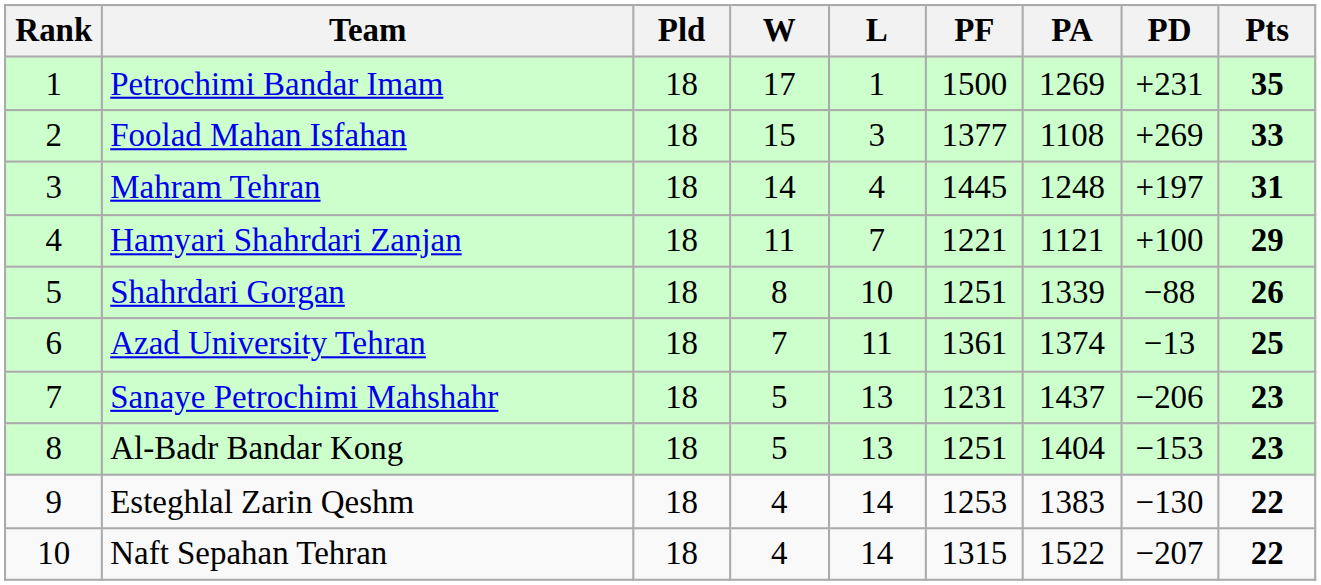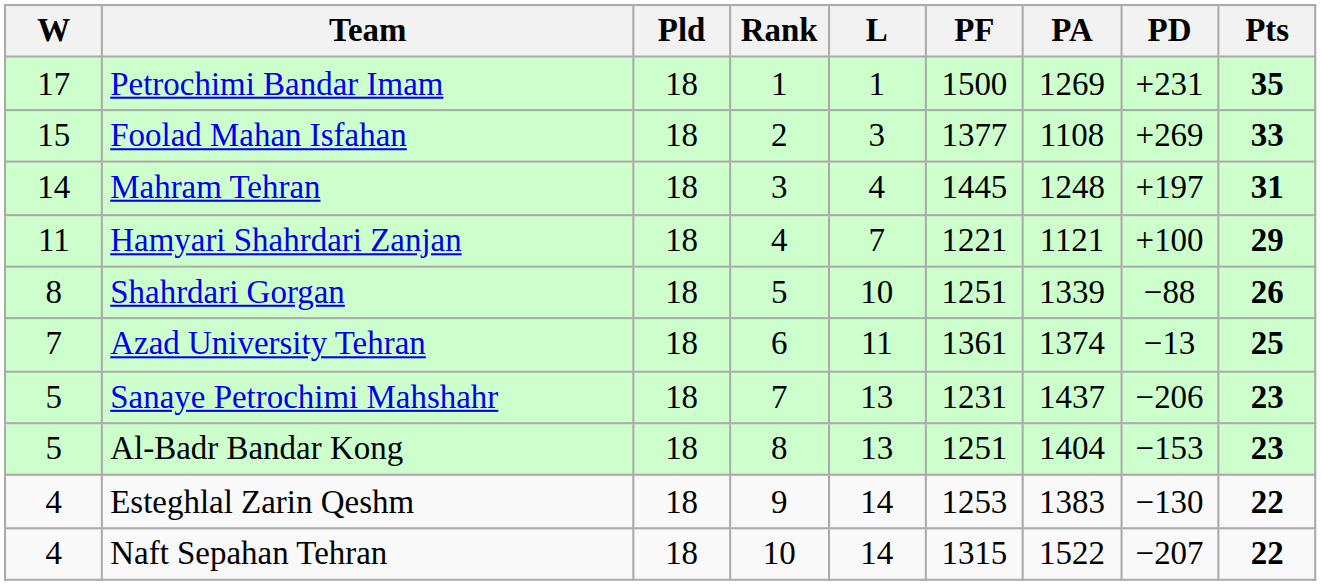columns swapped: (54, 30) <-> (779, 30)
